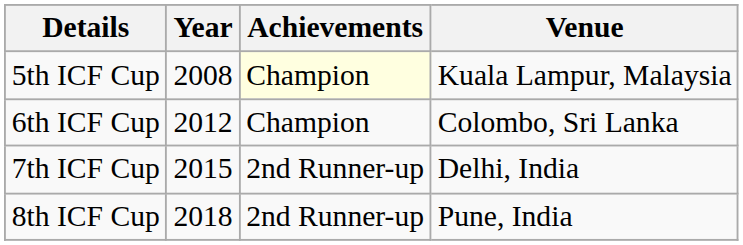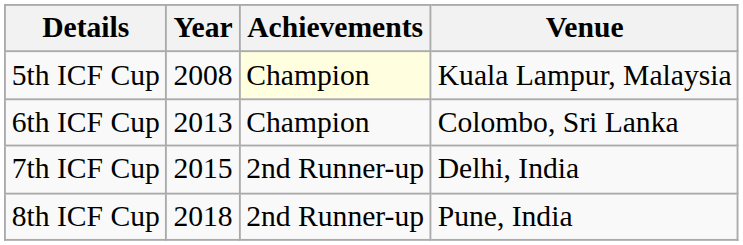(203, 121) 2012 -> (203, 121) 2013
